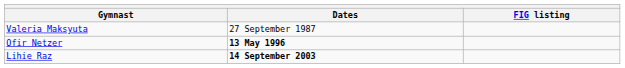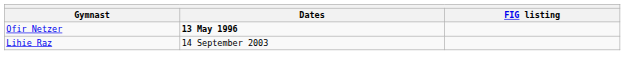- row: (47, 29)
(272, 57) bold -> (225, 43) normal
